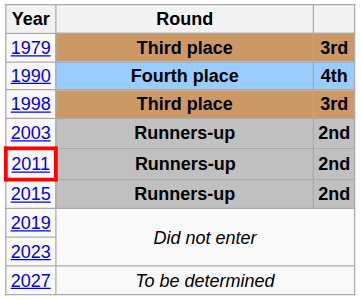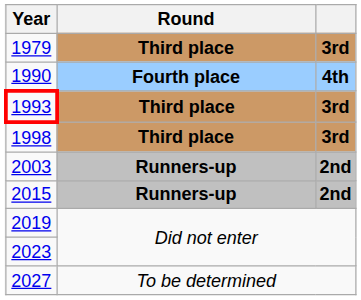+ row: (31, 107)
- row: (31, 164)
